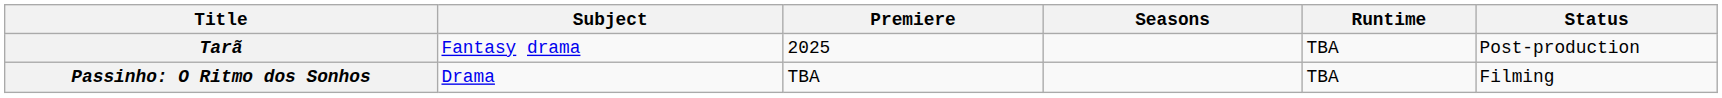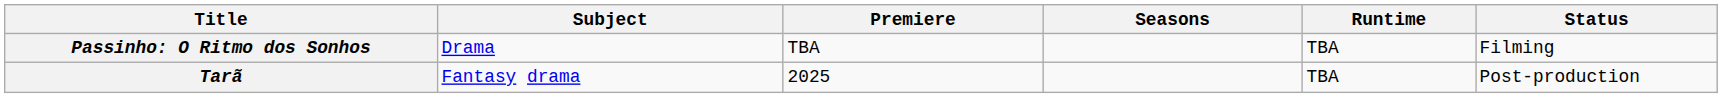rows swapped: (221, 48) <-> (221, 77)
